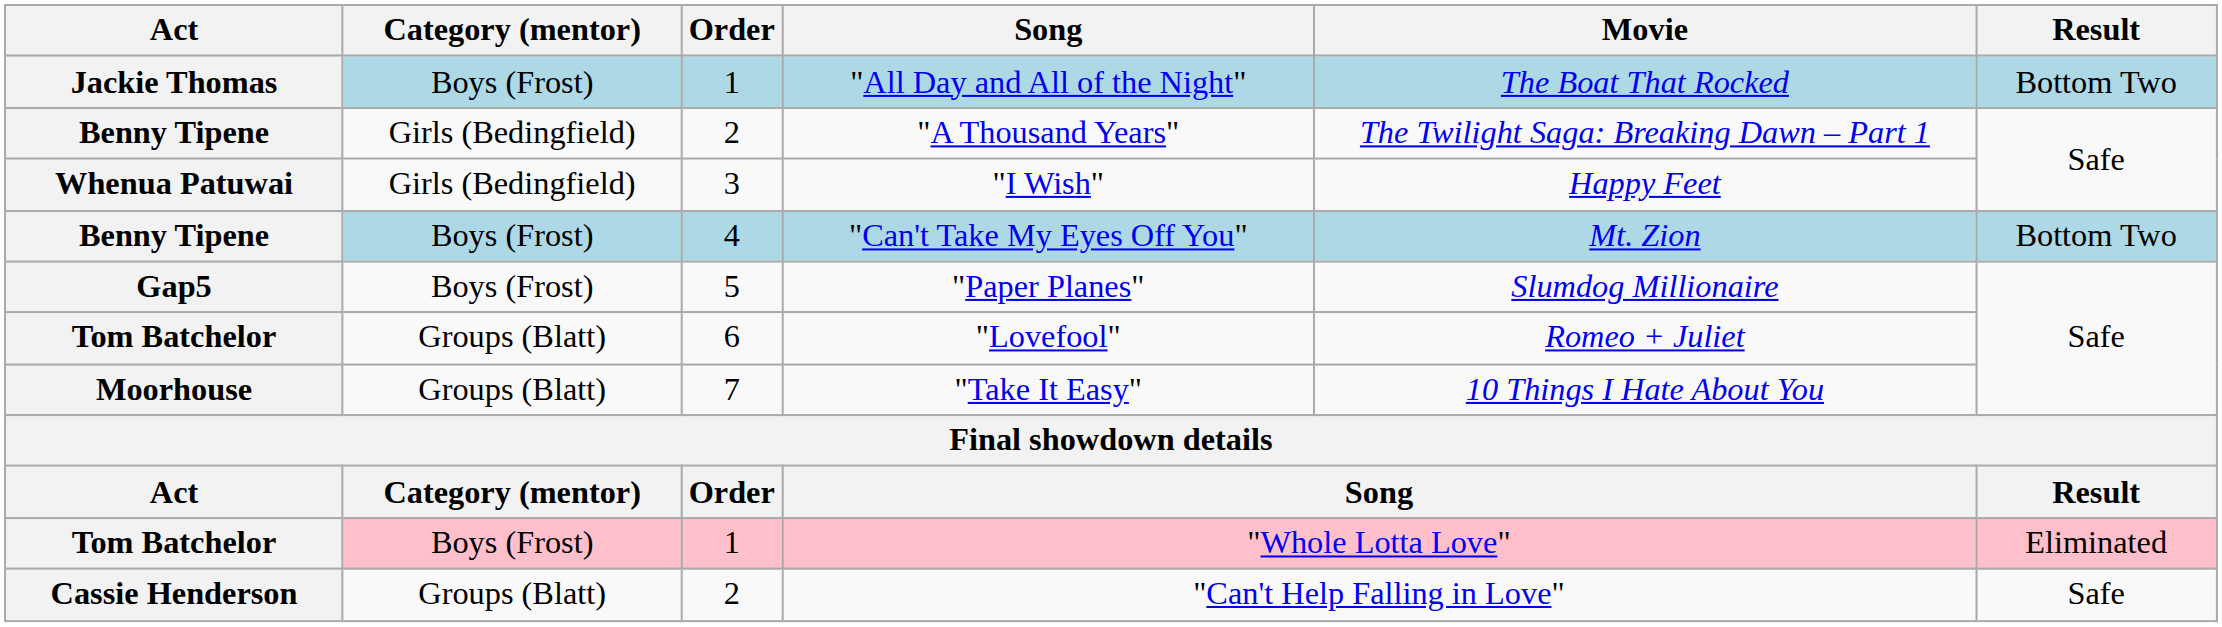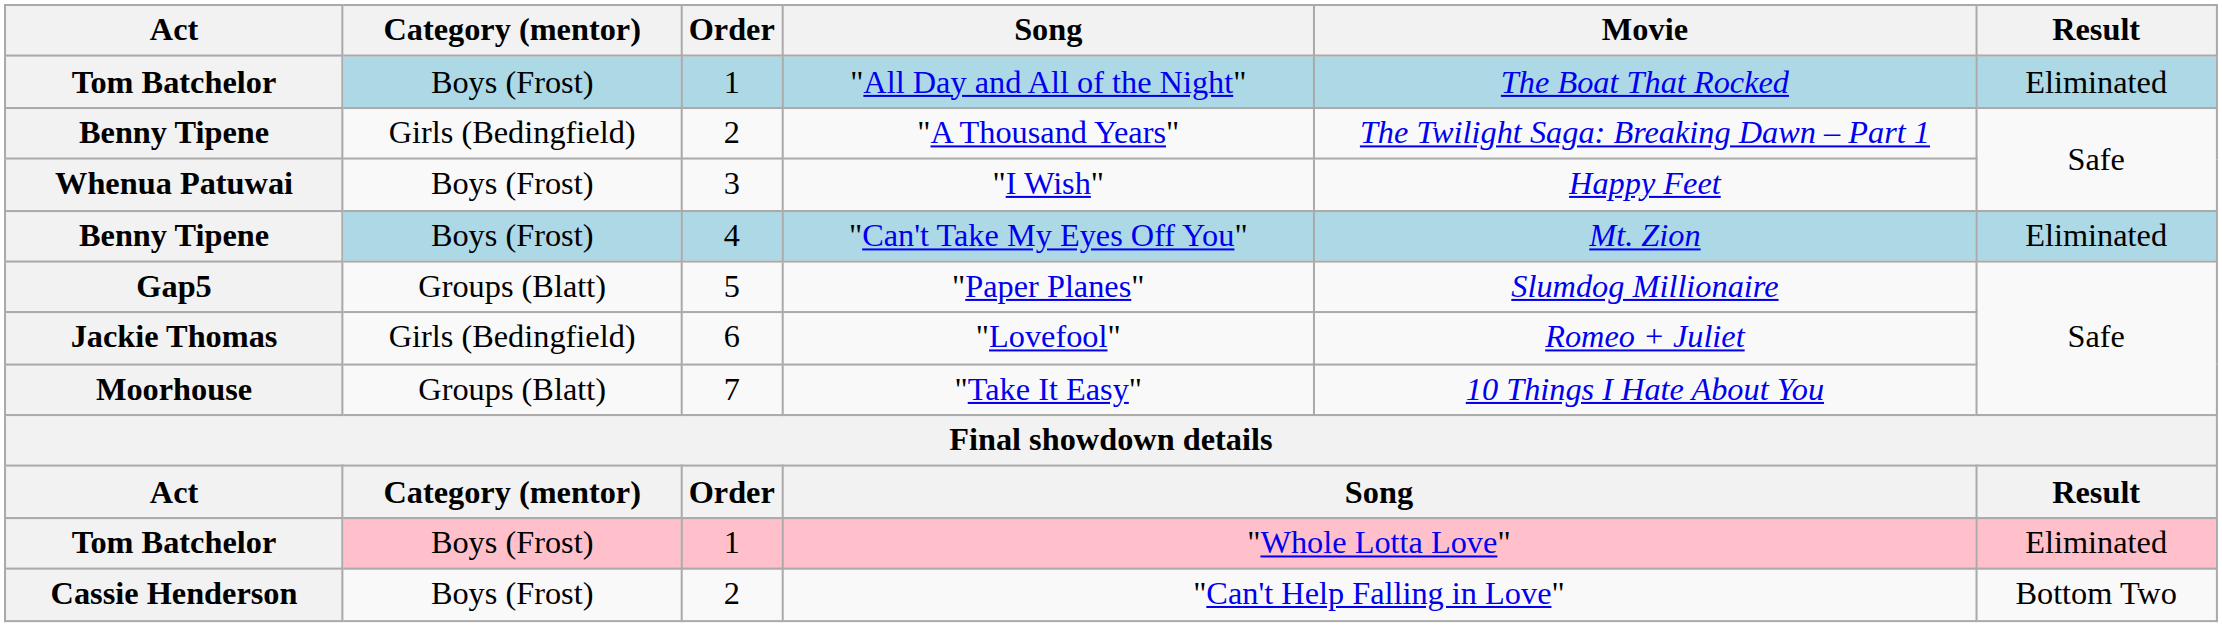(174, 81) Jackie Thomas -> (174, 81) Tom Batchelor
(2096, 81) Bottom Two -> (2096, 81) Eliminated
(512, 183) Girls (Bedingfield) -> (512, 183) Boys (Frost)
(2096, 235) Bottom Two -> (2096, 235) Eliminated
(512, 286) Boys (Frost) -> (512, 286) Groups (Blatt)
(174, 337) Tom Batchelor -> (174, 337) Jackie Thomas
(512, 337) Groups (Blatt) -> (512, 337) Girls (Bedingfield)
(512, 593) Groups (Blatt) -> (512, 593) Boys (Frost)
(2096, 593) Safe -> (2096, 593) Bottom Two
